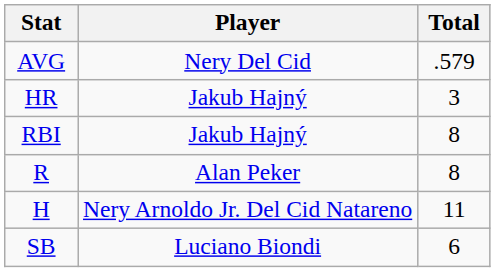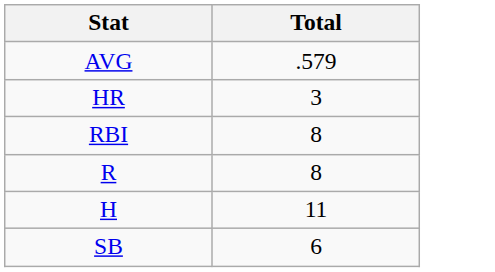- column: (248, 23)
